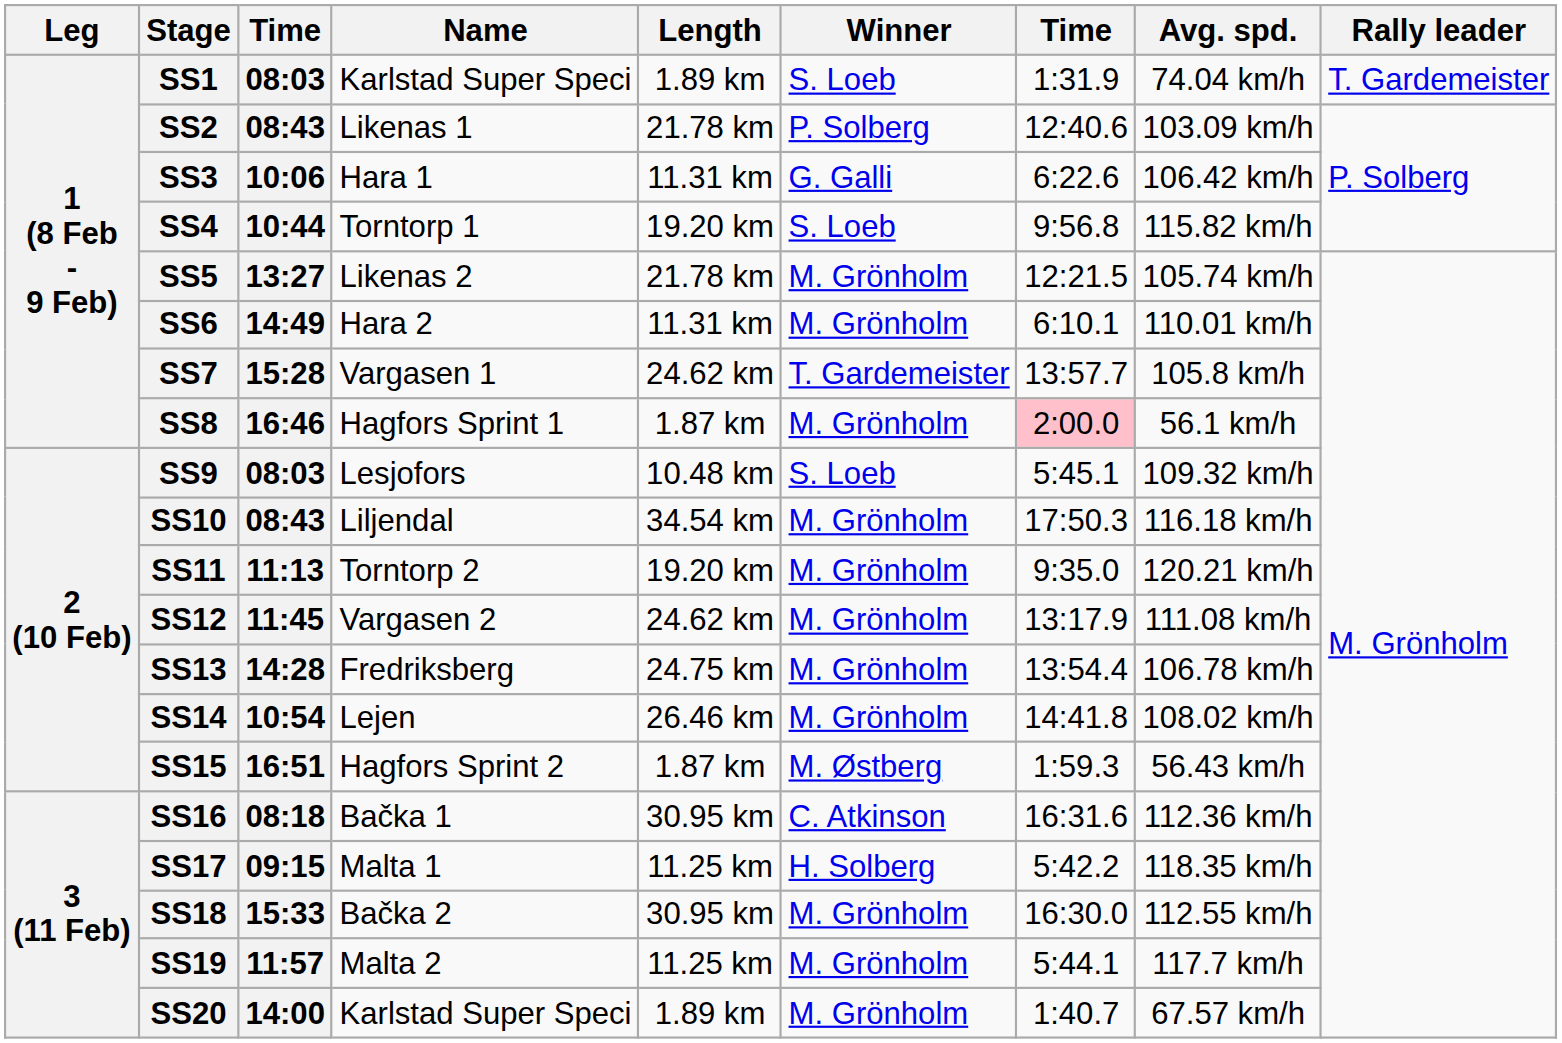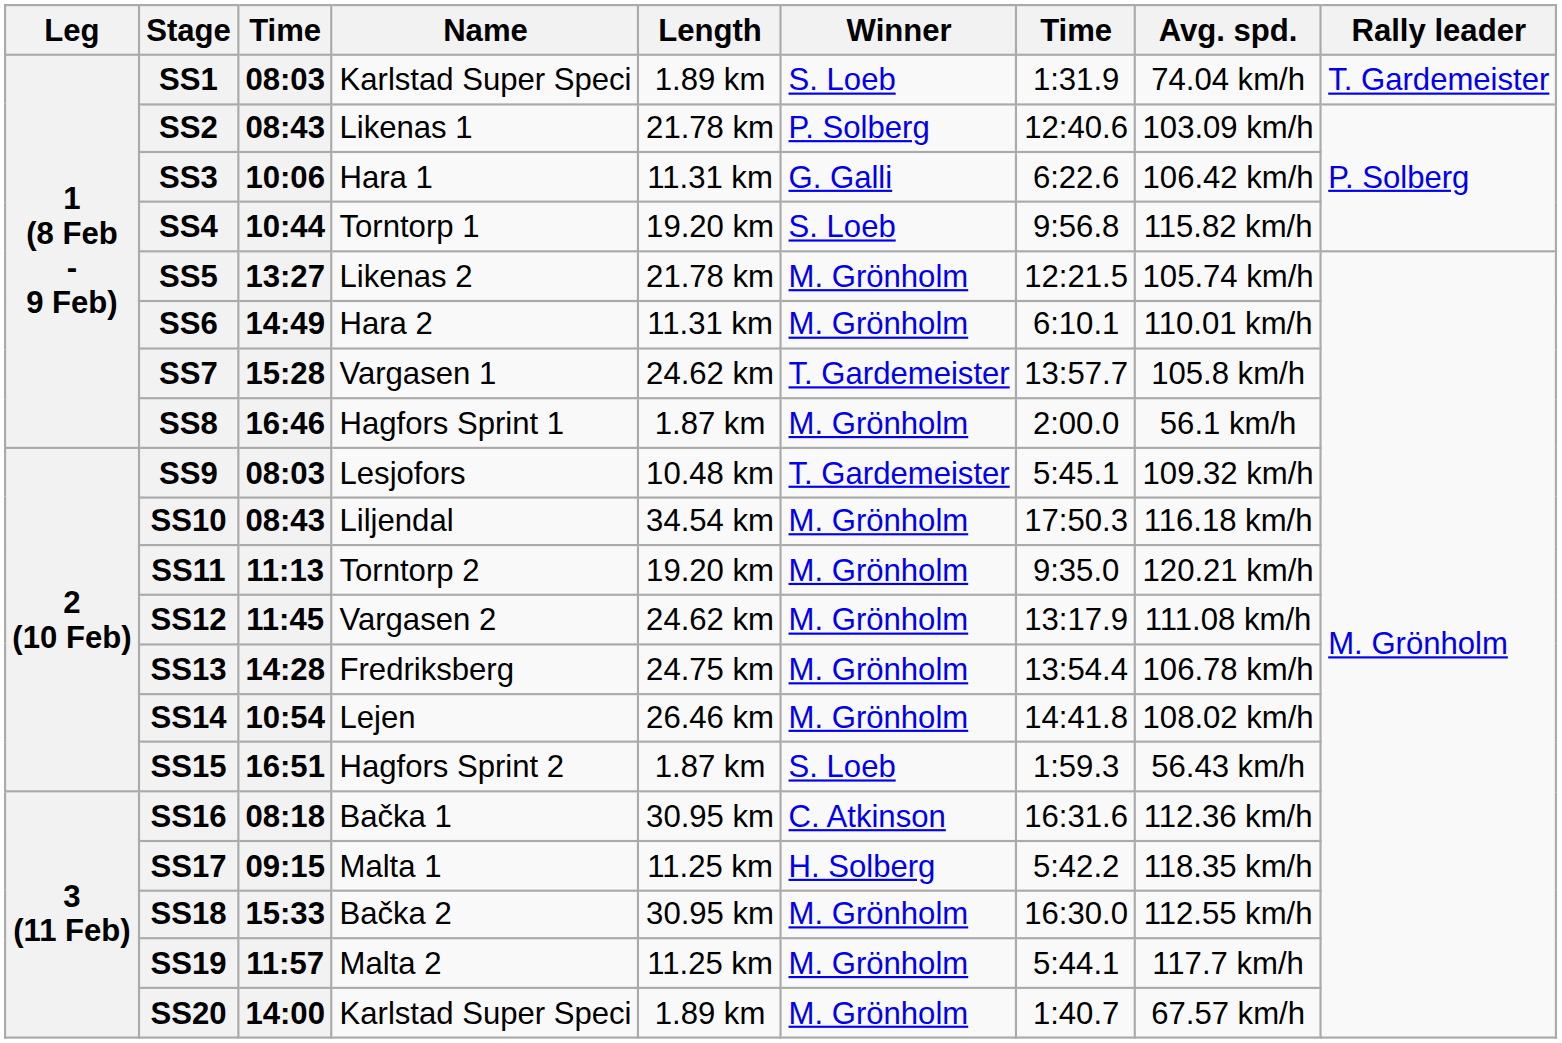(1076, 423) pink background -> (1076, 423) no background
(842, 472) S. Loeb -> (899, 472) T. Gardemeister
(865, 767) M. Østberg -> (842, 767) S. Loeb
